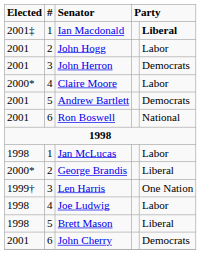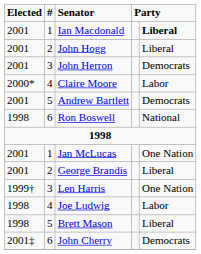(21, 30) 2001‡ -> (18, 30) 2001
(155, 48) Labor -> (158, 48) Liberal
(18, 118) 2001 -> (18, 118) 1998
(18, 153) 1998 -> (18, 153) 2001
(155, 153) Labor -> (168, 153) One Nation
(21, 170) 2000* -> (18, 170) 2001
(18, 240) 2001 -> (21, 240) 2001‡
